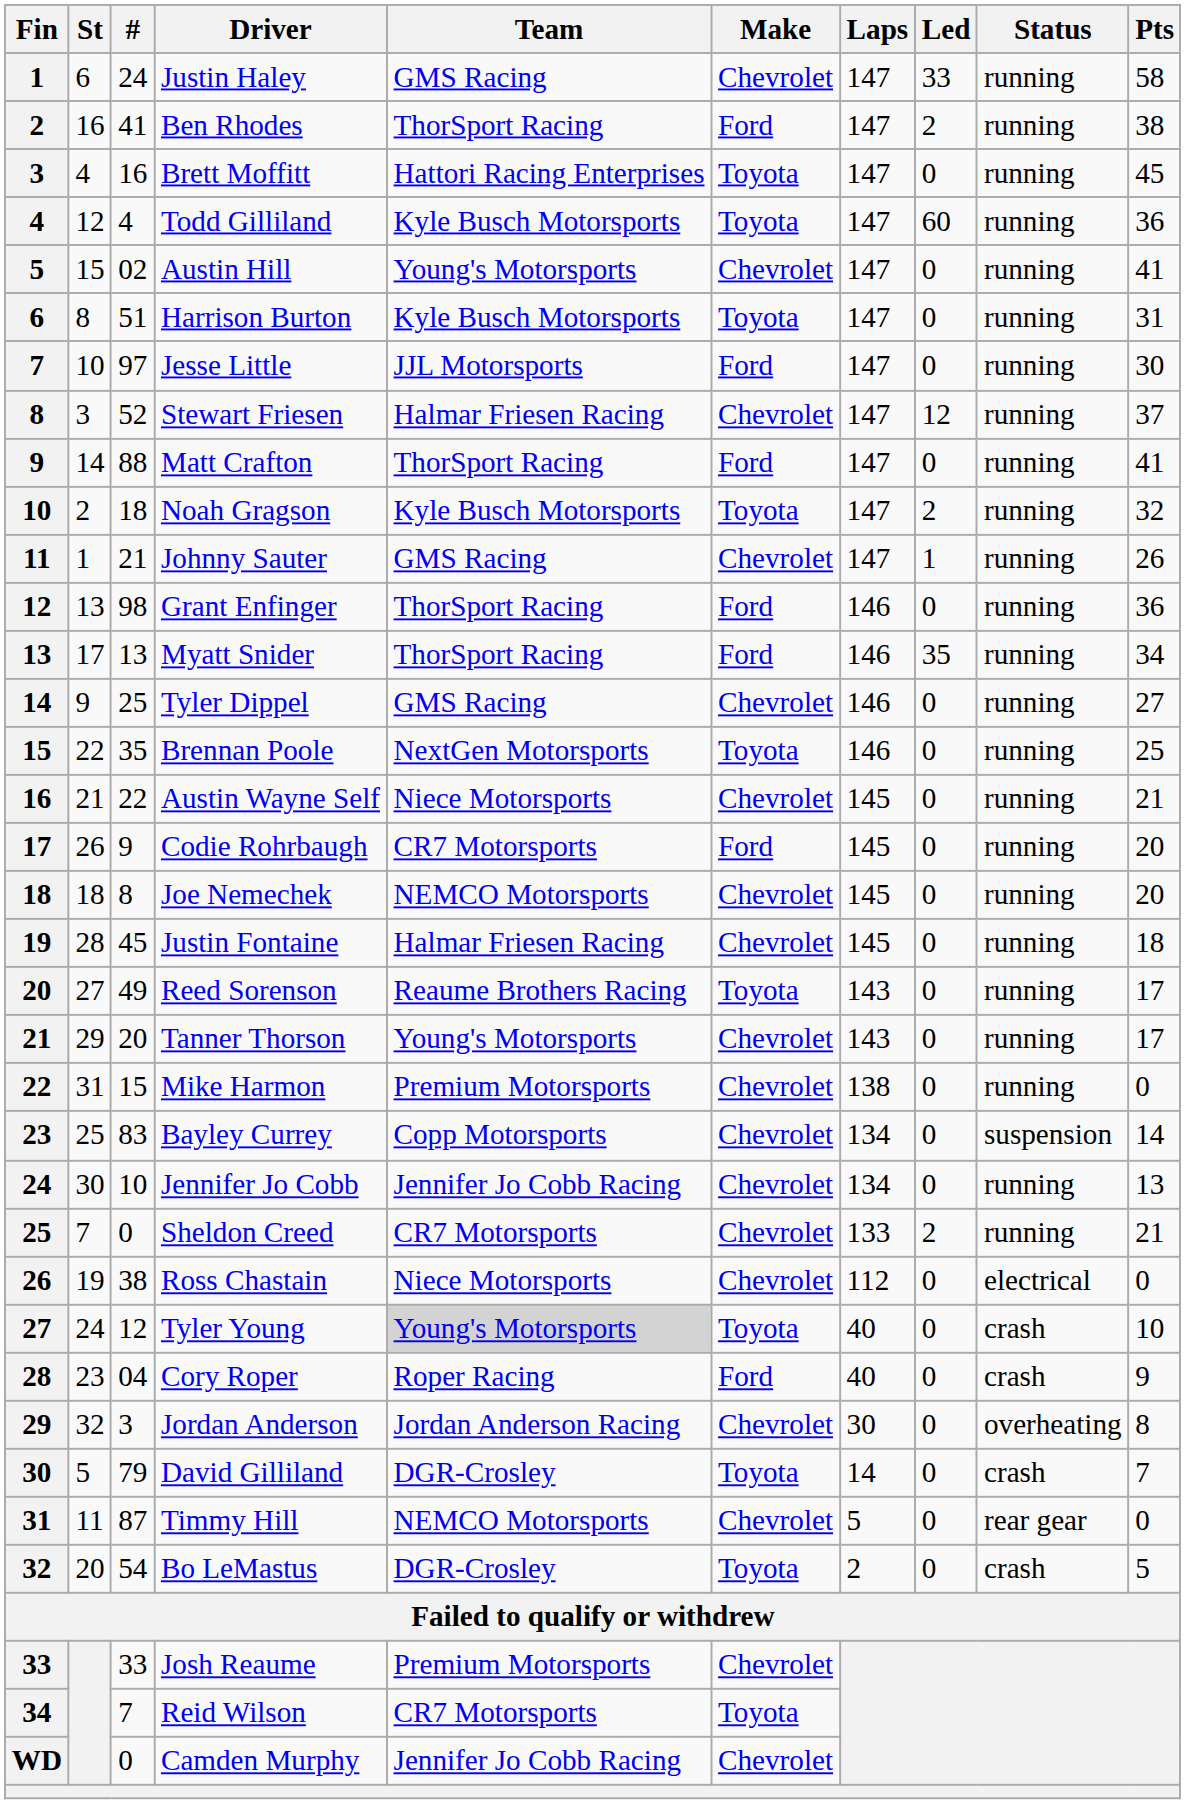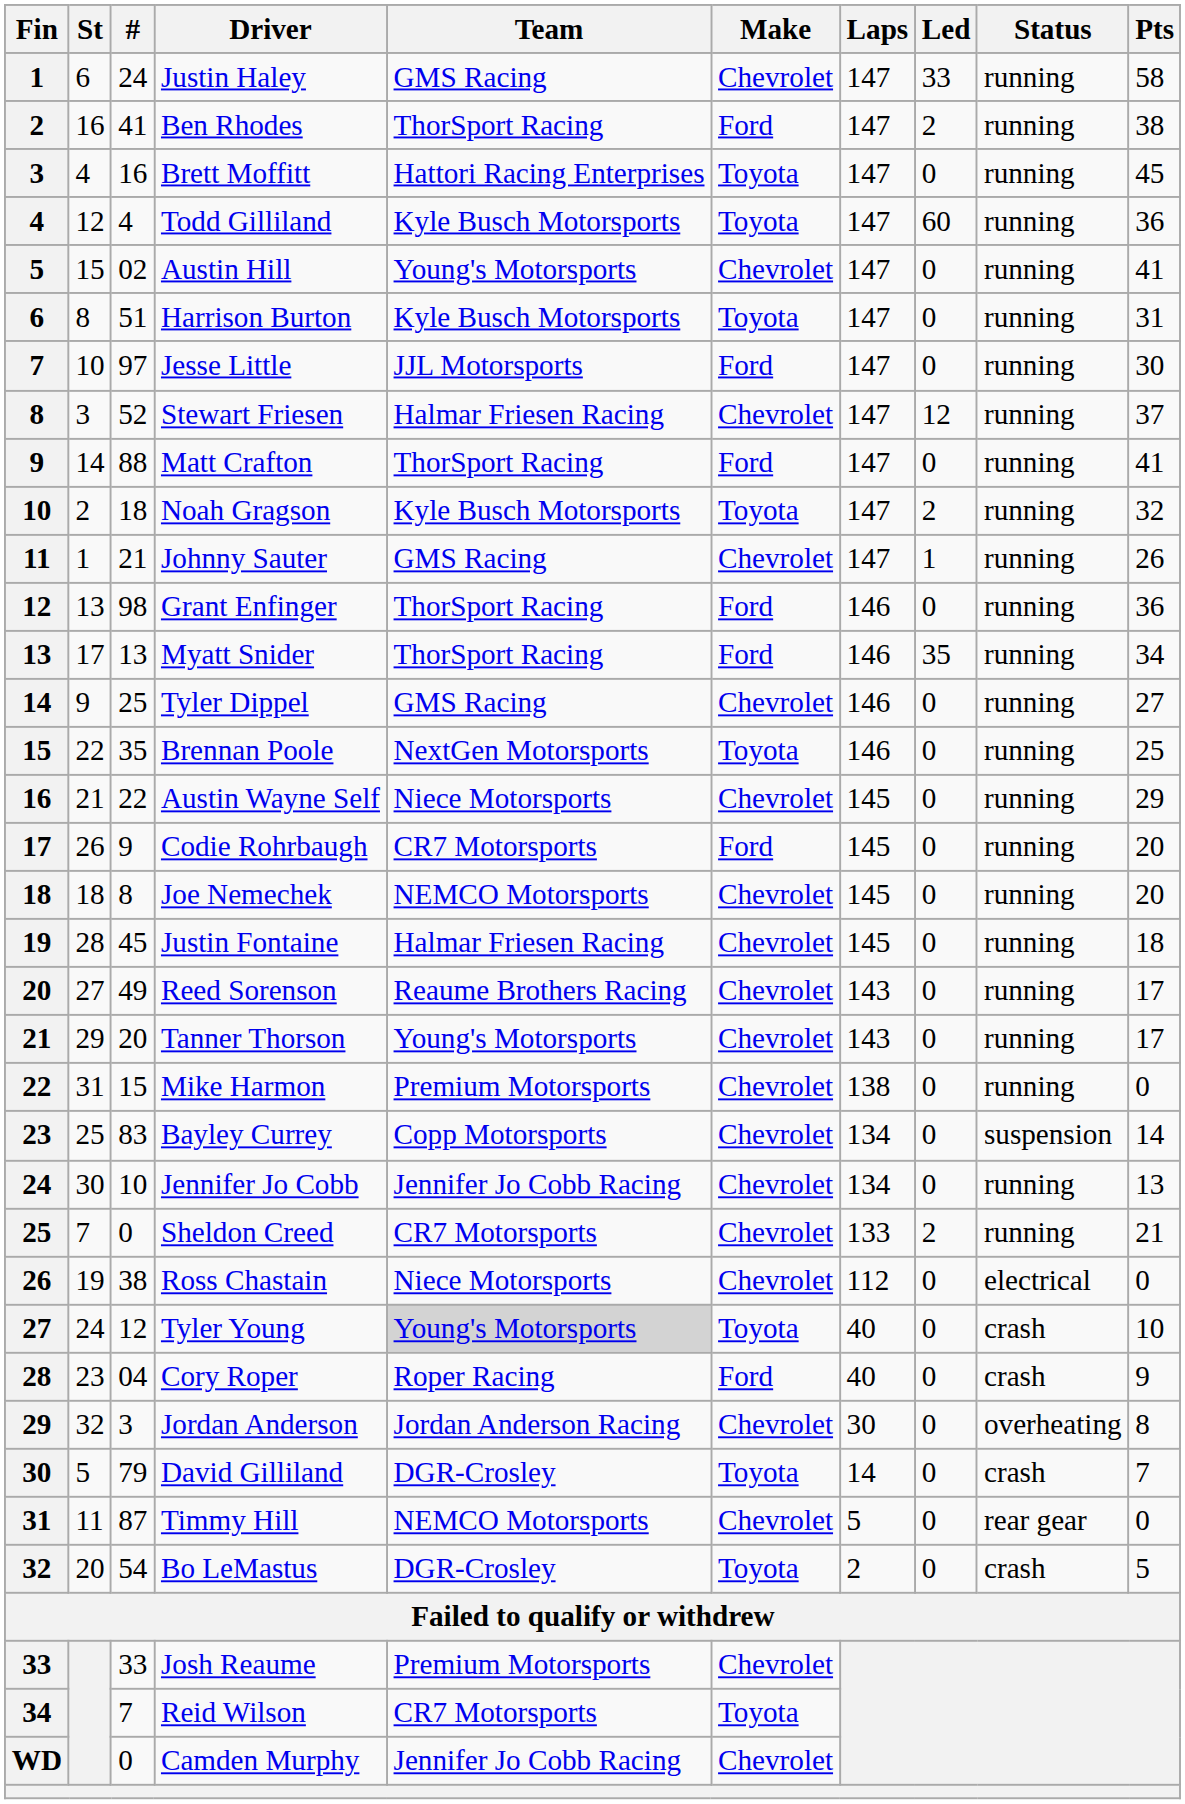(1150, 798) 21 -> (1150, 798) 29
(758, 991) Toyota -> (776, 991) Chevrolet
